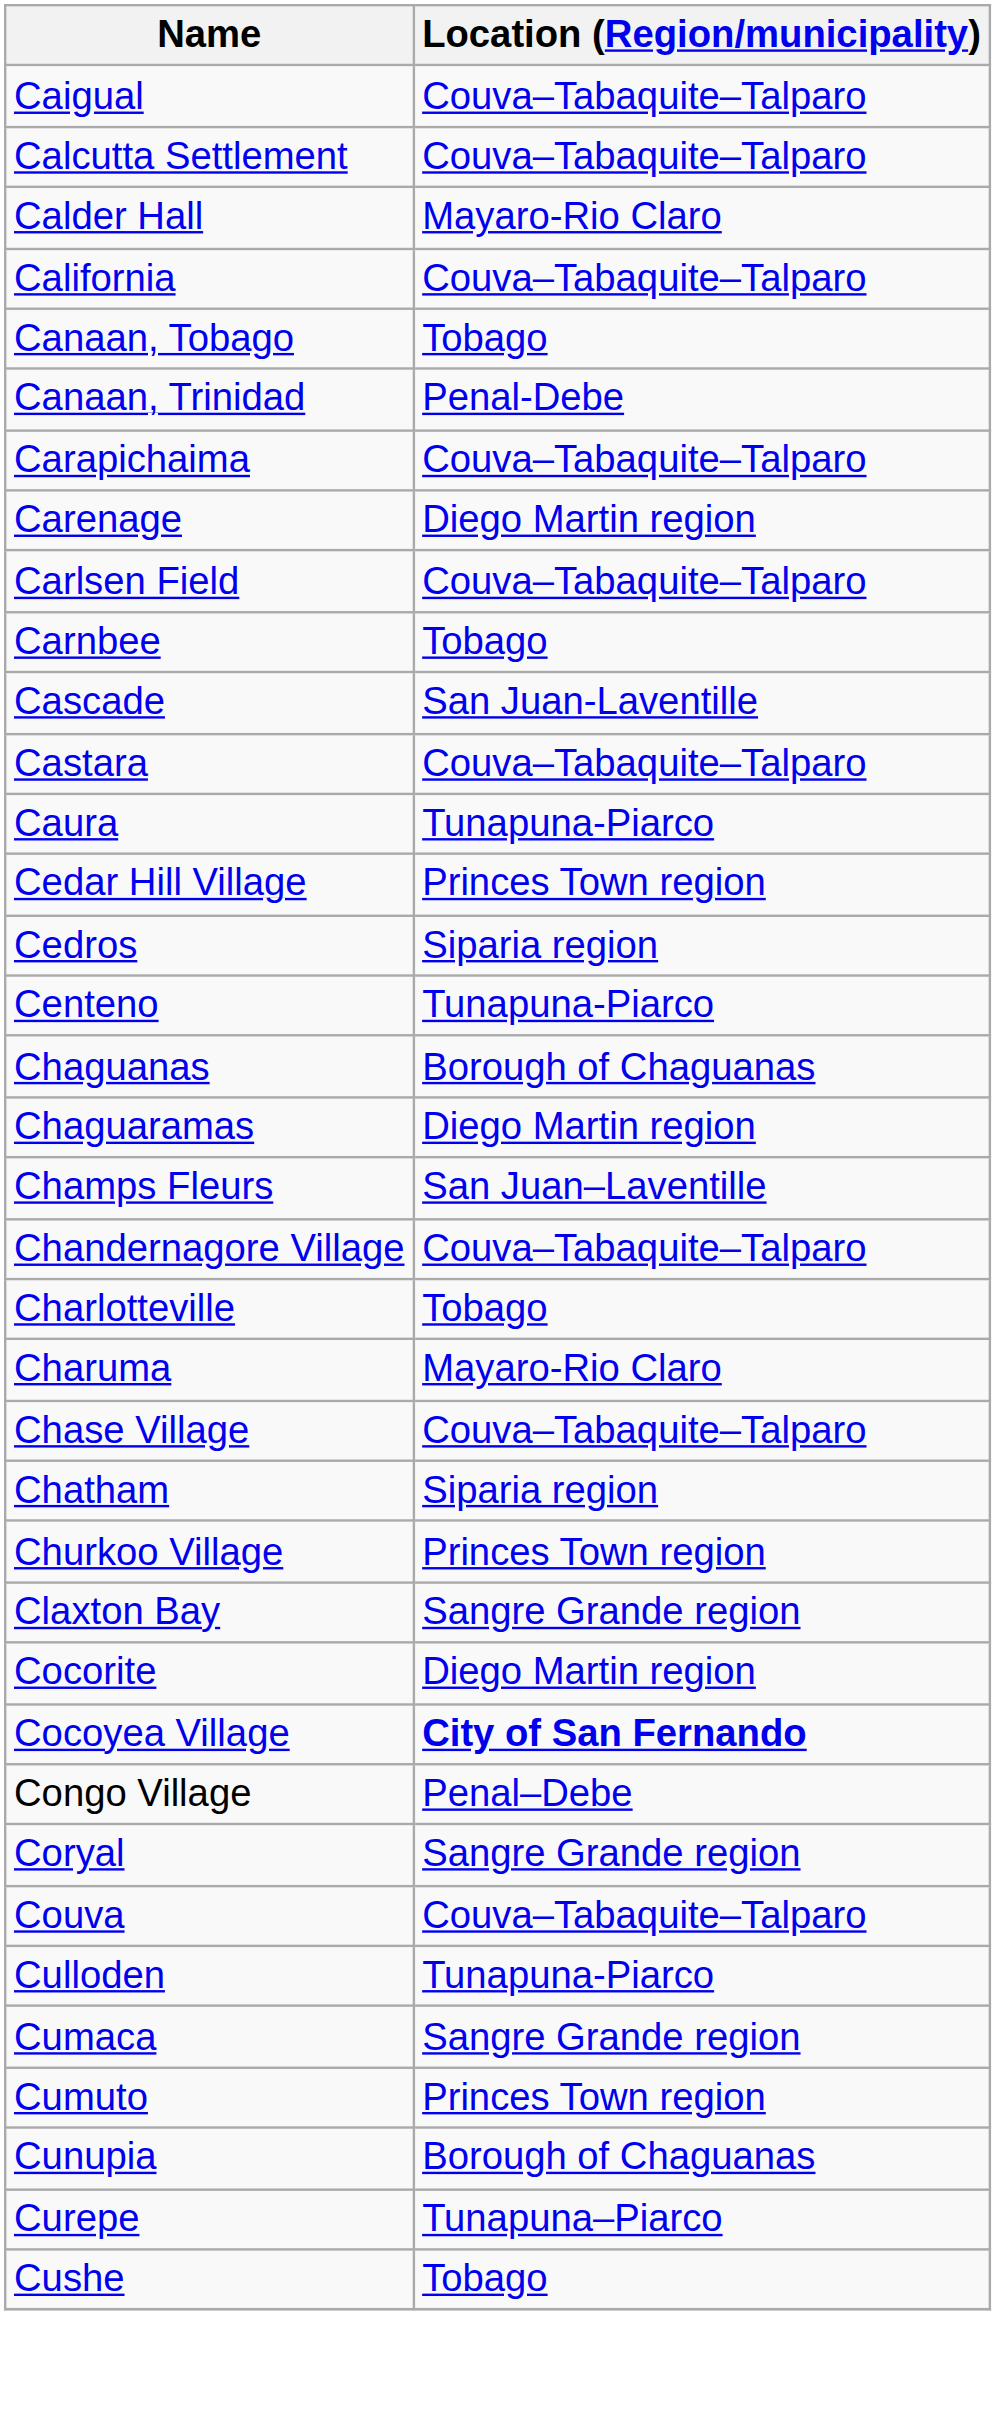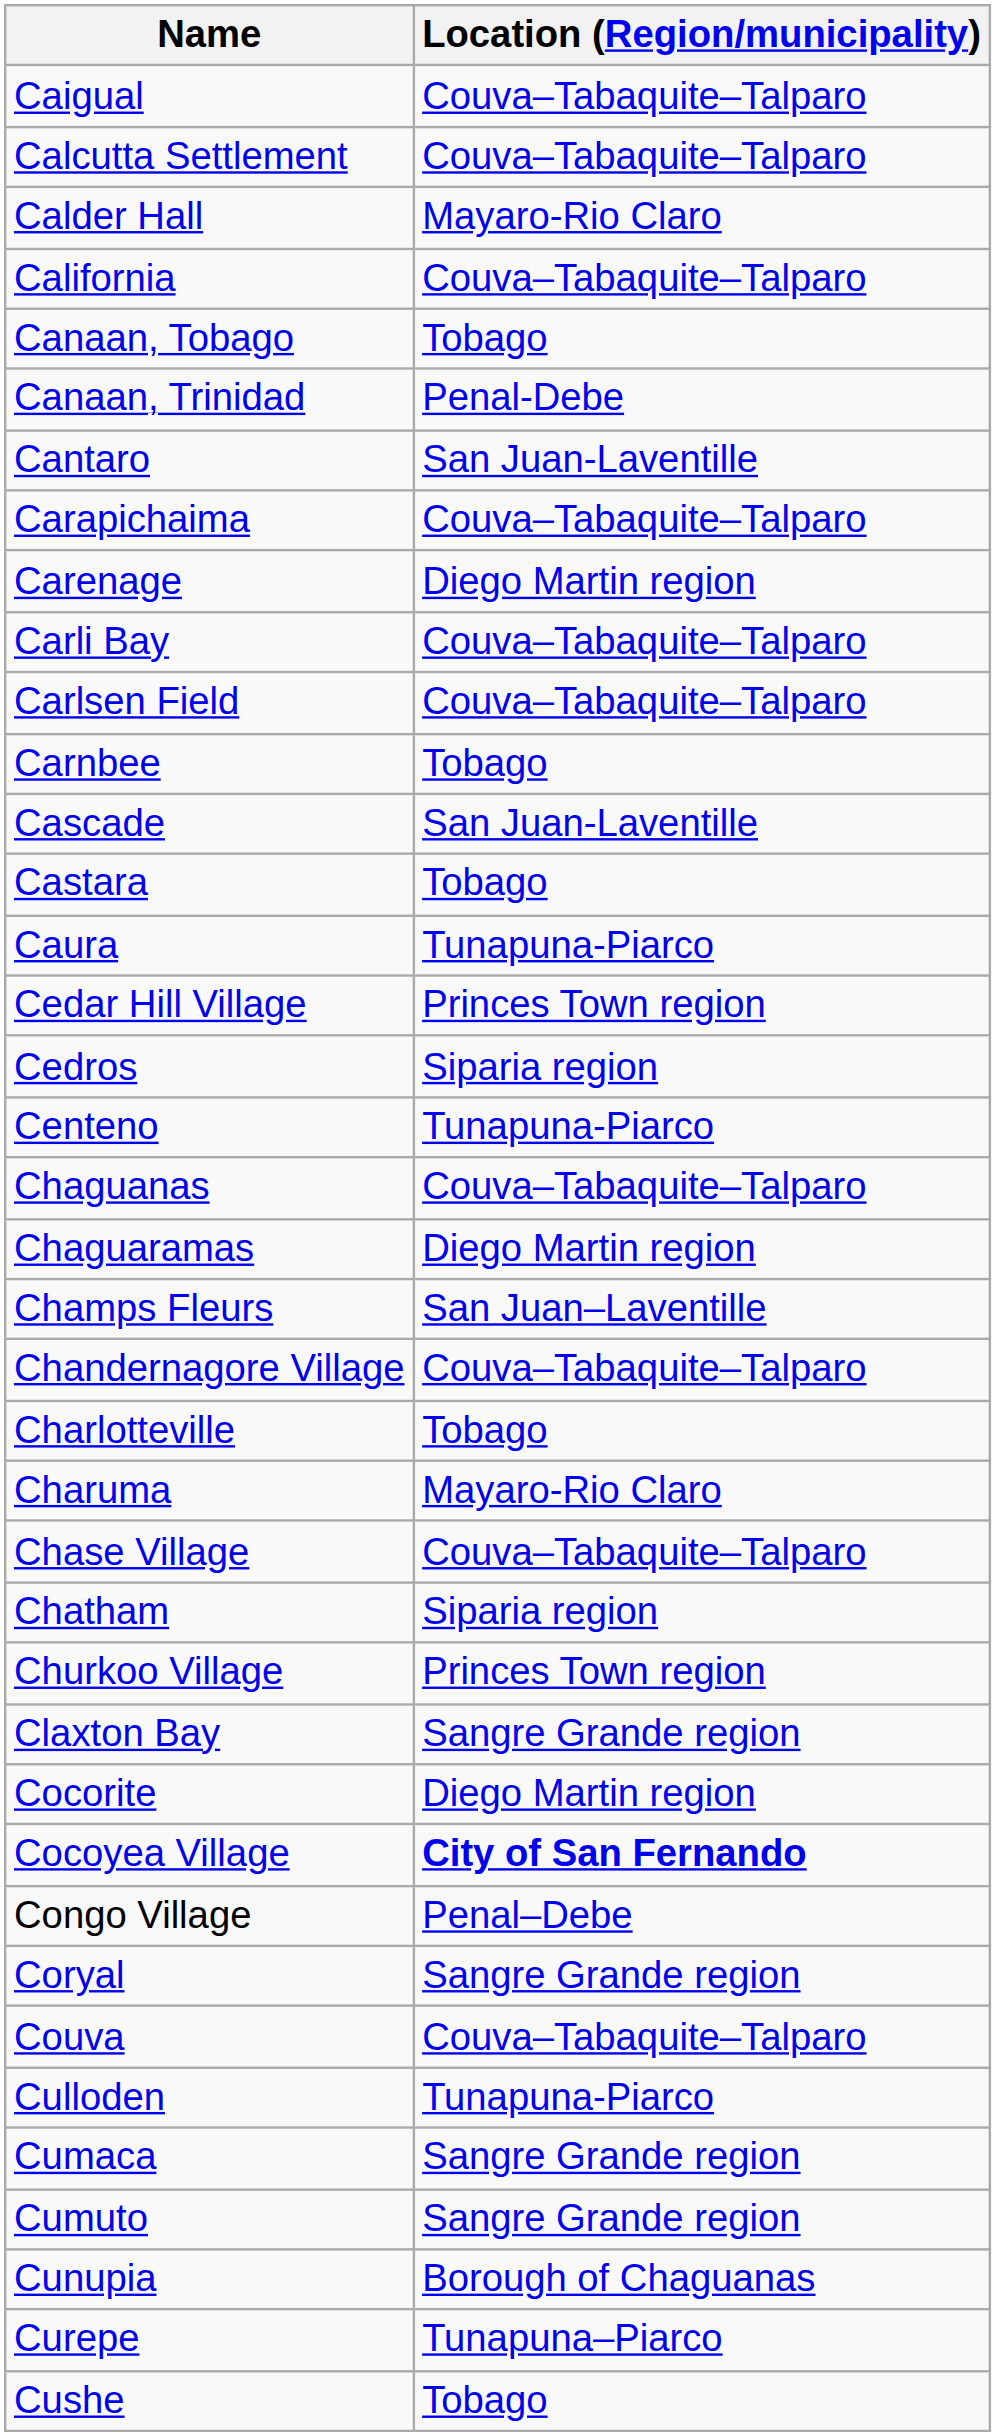+ row: (82, 459)
+ row: (92, 641)
(644, 762) Couva–Tabaquite–Talparo -> (485, 883) Tobago
(619, 1065) Borough of Chaguanas -> (644, 1187) Couva–Tabaquite–Talparo
(594, 2096) Princes Town region -> (611, 2218) Sangre Grande region
